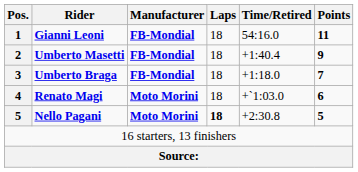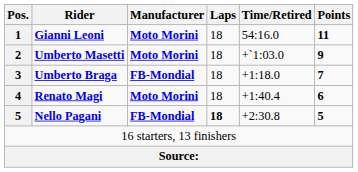(162, 35) FB-Mondial -> (164, 35) Moto Morini
(162, 55) FB-Mondial -> (164, 55) Moto Morini
(261, 55) +1:40.4 -> (263, 55) +`1:03.0
(263, 96) +`1:03.0 -> (261, 96) +1:40.4
(164, 116) Moto Morini -> (162, 116) FB-Mondial
